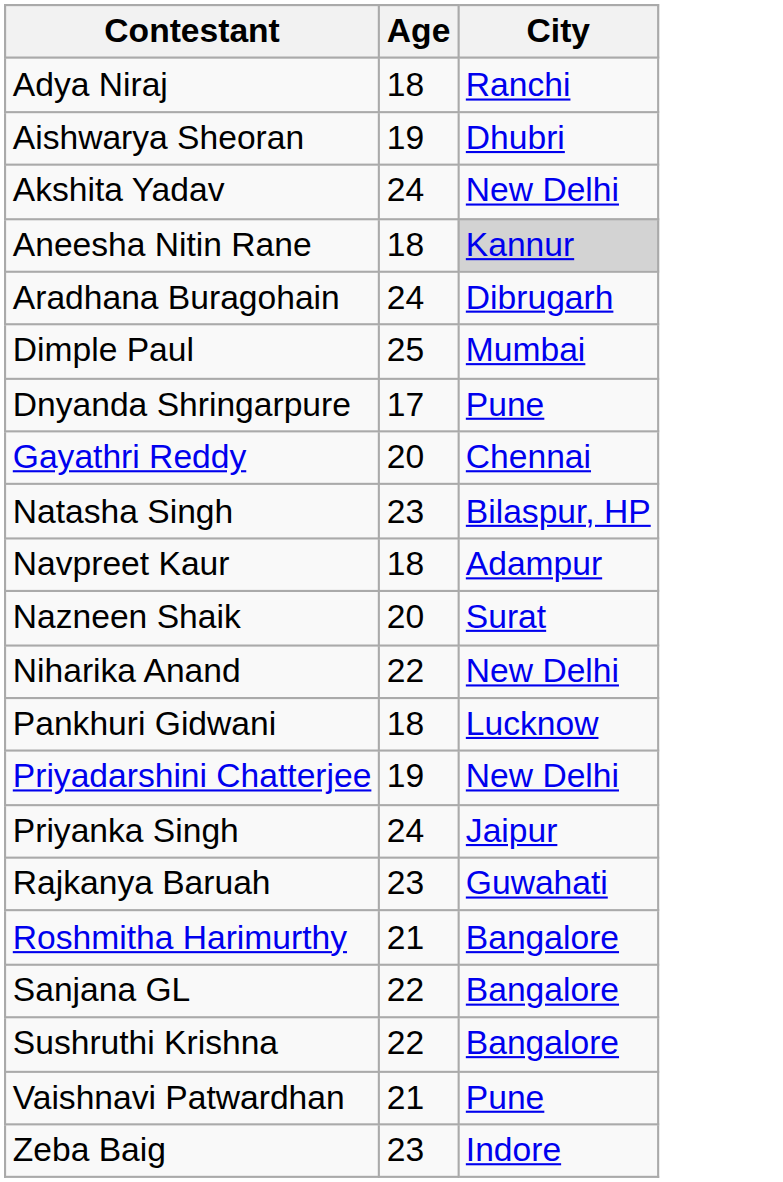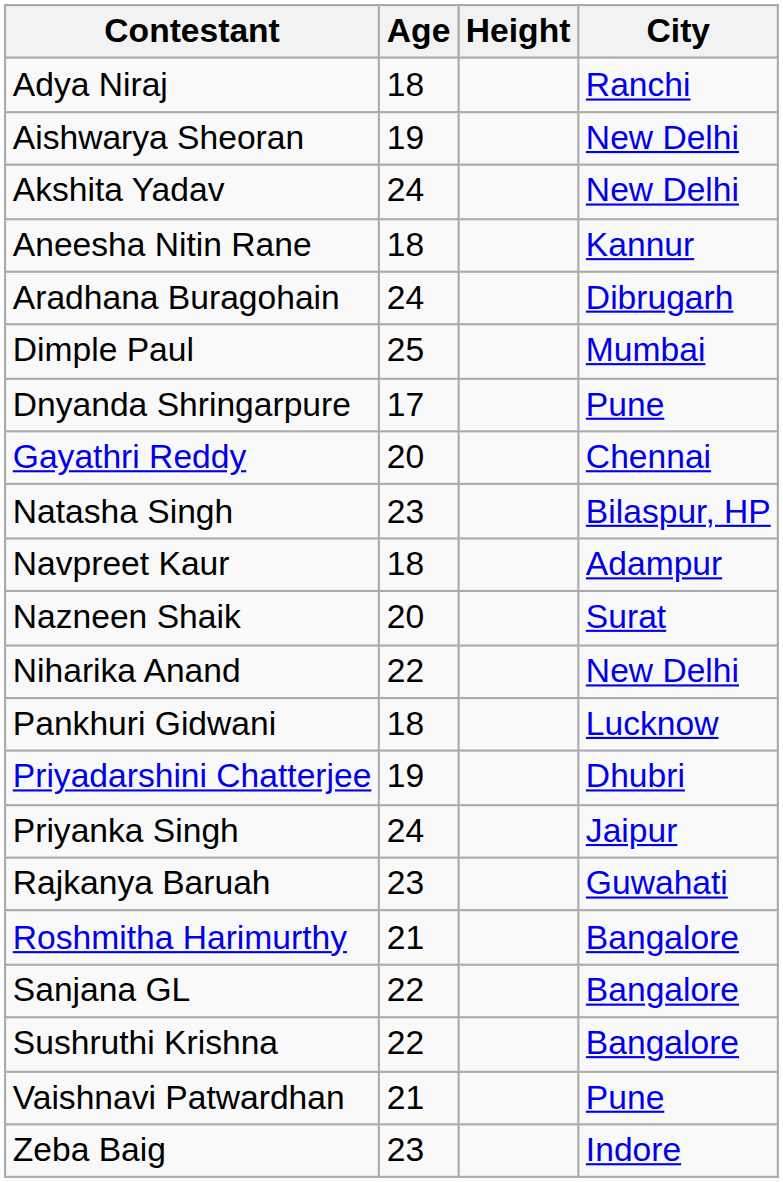+ column: (518, 31)
(515, 137) Dhubri -> (662, 137) New Delhi
(520, 244) lightgrey background -> (640, 244) no background
(542, 777) New Delhi -> (635, 777) Dhubri
